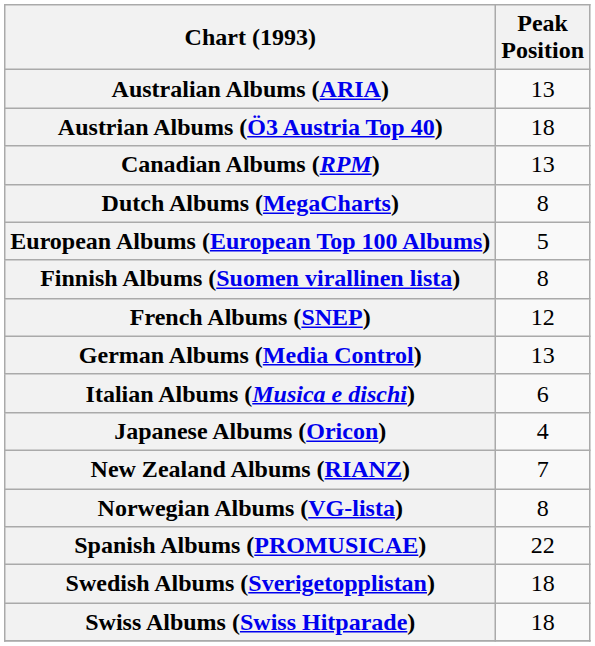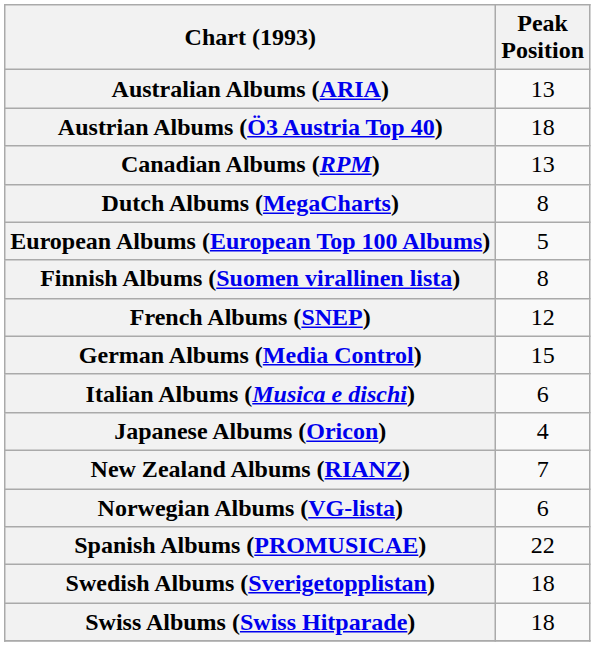(543, 355) 13 -> (543, 355) 15
(543, 507) 8 -> (543, 507) 6
